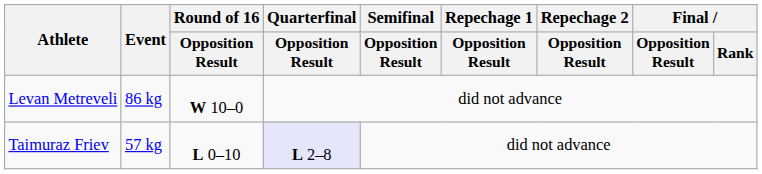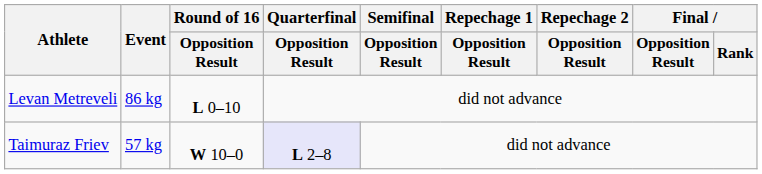(217, 108) W 10–0 -> (217, 108) L 0–10
(217, 155) L 0–10 -> (217, 155) W 10–0
